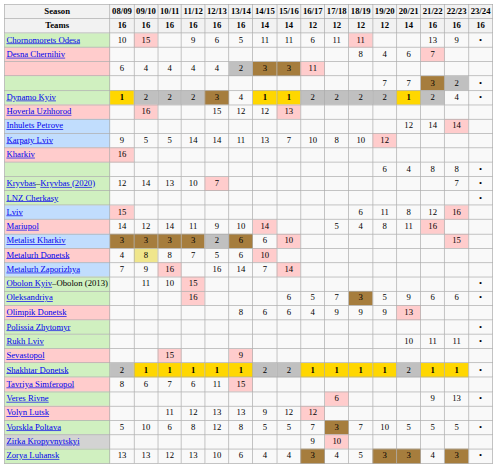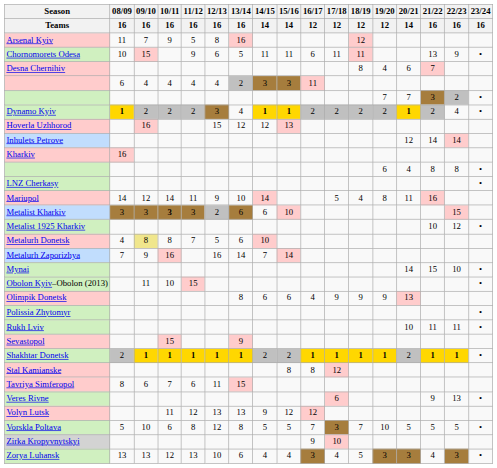+ row: (30, 40)
- row: (30, 140)
- row: (51, 183)
- row: (15, 212)
(170, 240) normal -> (170, 212) bold
+ row: (46, 226)
+ row: (18, 269)
- row: (30, 298)
+ row: (34, 370)
